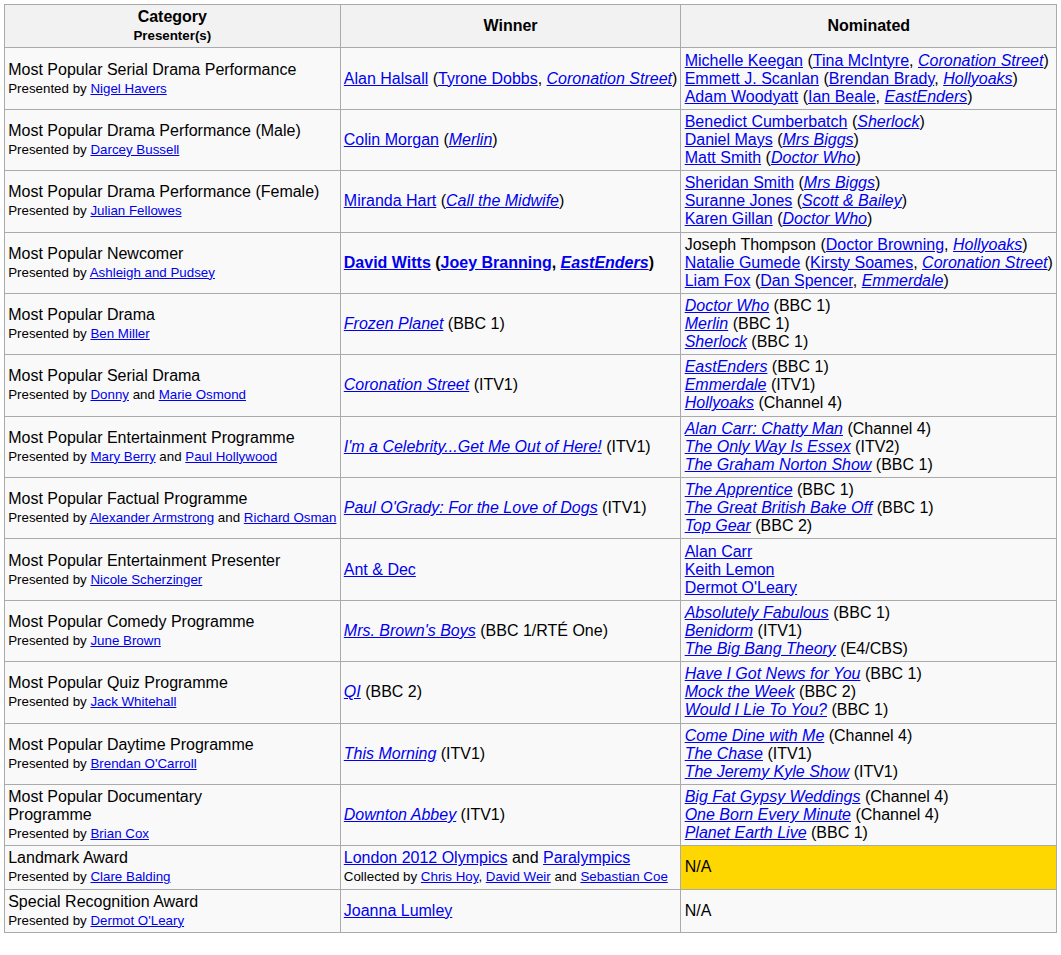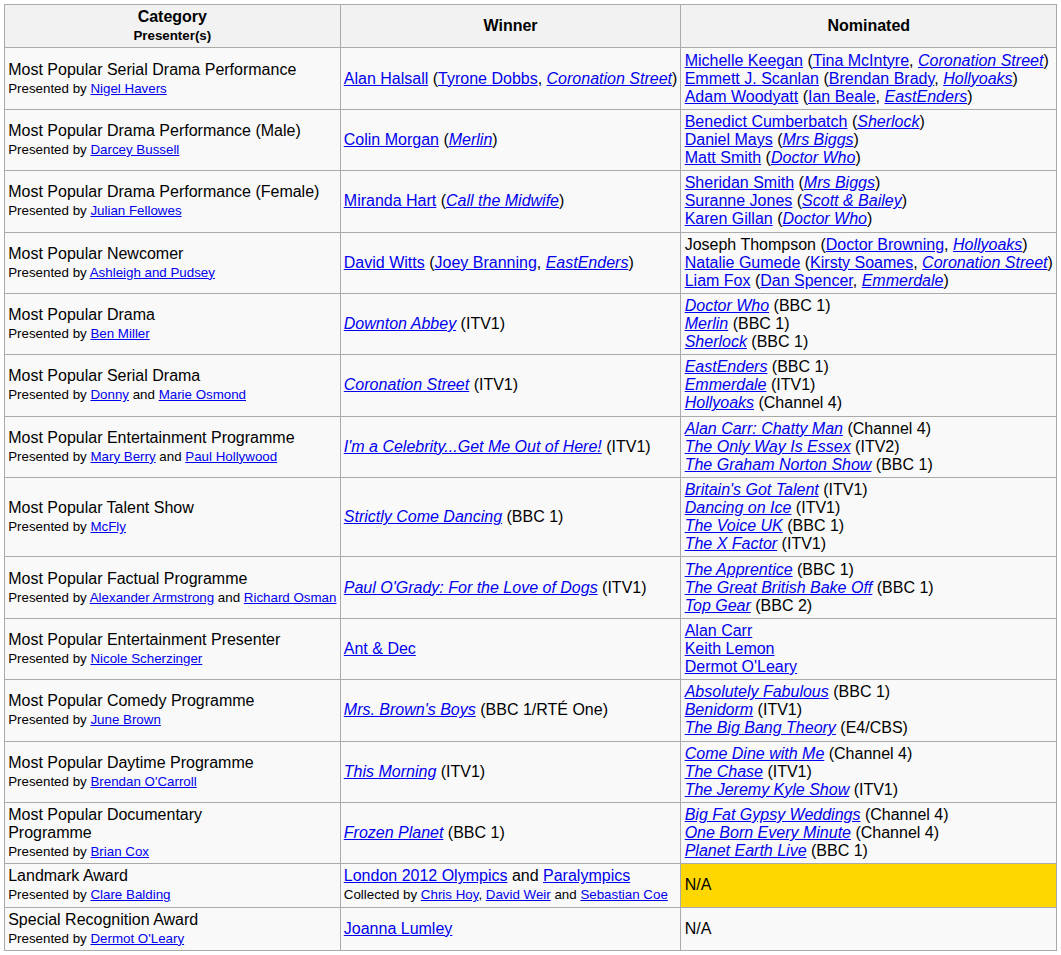(499, 262) bold -> (489, 262) normal
(424, 324) Frozen Planet (BBC 1) -> (424, 324) Downton Abbey (ITV1)
+ row: (101, 517)
- row: (118, 692)
(424, 815) Downton Abbey (ITV1) -> (424, 833) Frozen Planet (BBC 1)
